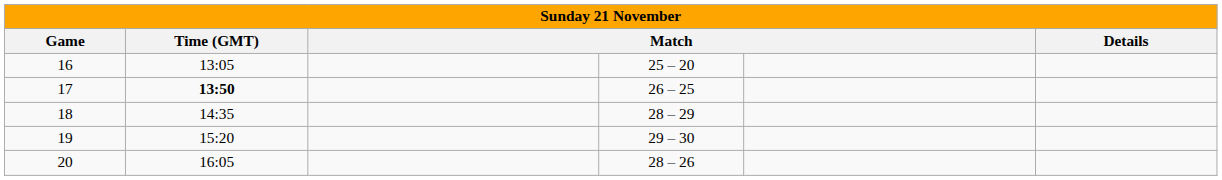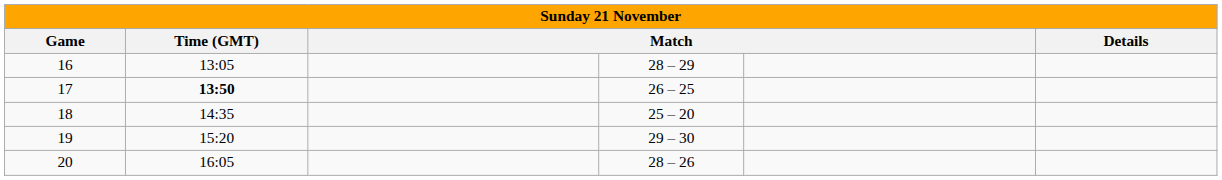(671, 65) 25 – 20 -> (671, 65) 28 – 29
(671, 114) 28 – 29 -> (671, 114) 25 – 20
